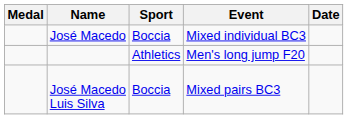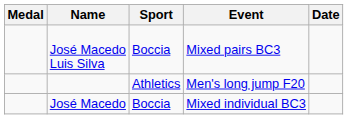rows swapped: (88, 97) <-> (88, 35)
